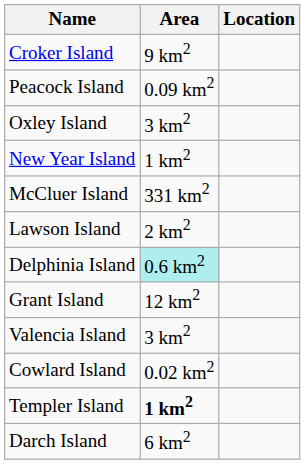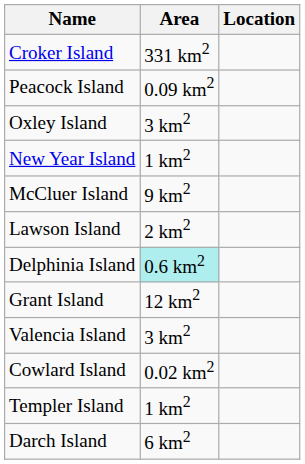(167, 52) 9 km2 -> (177, 52) 331 km2
(177, 193) 331 km2 -> (167, 193) 9 km2
(168, 405) bold -> (167, 405) normal
